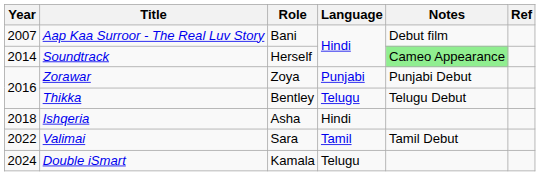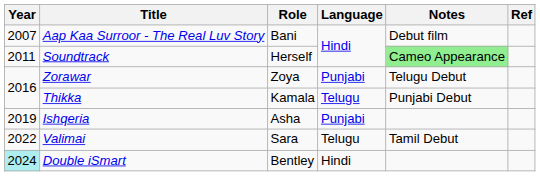(22, 56) 2014 -> (22, 56) 2011
(430, 77) Punjabi Debut -> (428, 77) Telugu Debut
(292, 98) Bentley -> (293, 98) Kamala
(428, 98) Telugu Debut -> (430, 98) Punjabi Debut
(22, 118) 2018 -> (22, 118) 2019
(336, 118) Hindi -> (343, 118) Punjabi
(336, 139) Tamil -> (340, 139) Telugu
(22, 160) no background -> (22, 160) paleturquoise background
(293, 160) Kamala -> (292, 160) Bentley
(340, 160) Telugu -> (336, 160) Hindi
